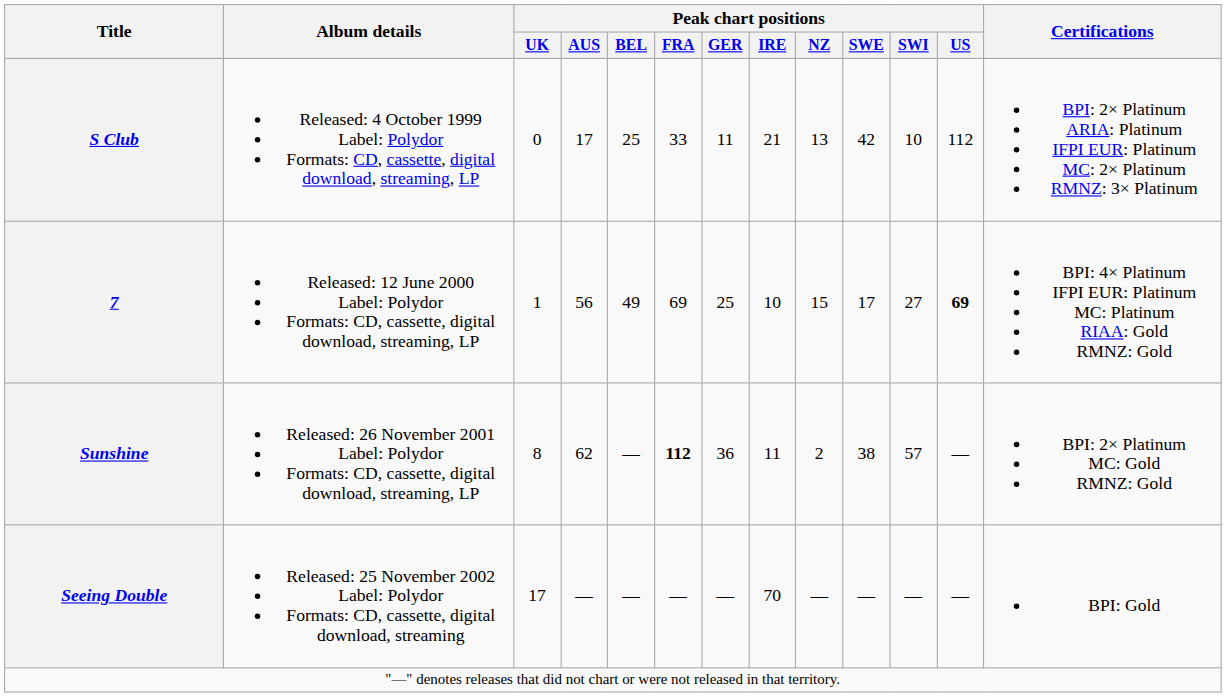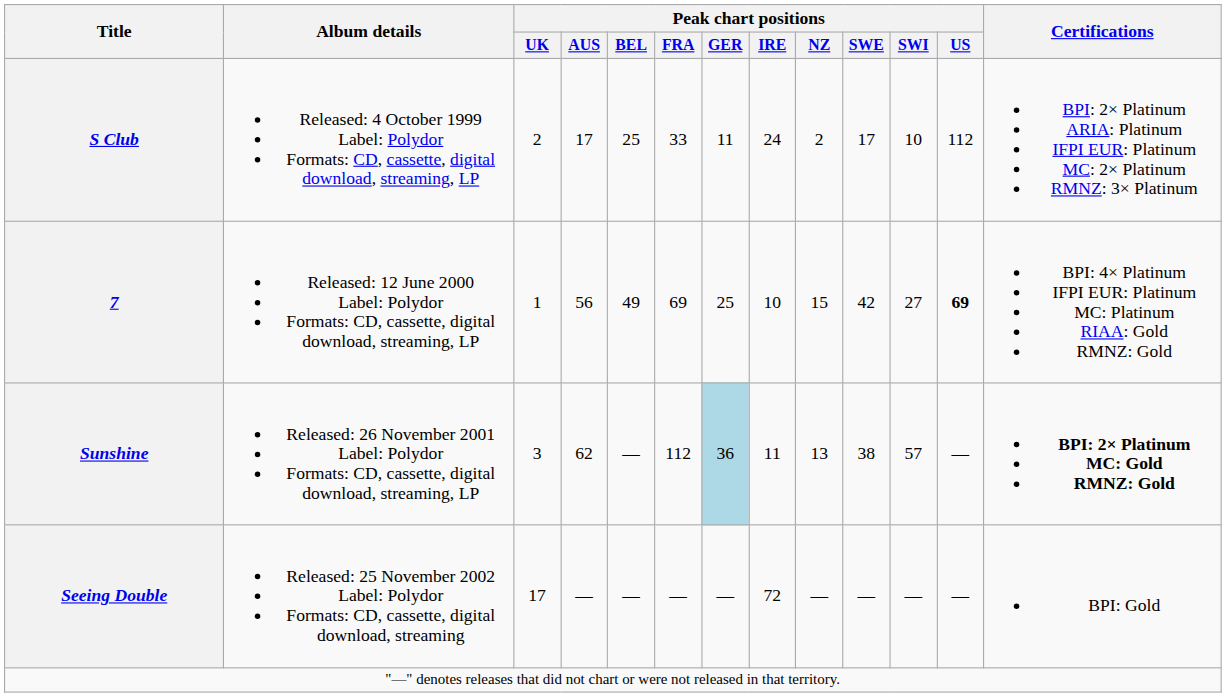(537, 139) 0 -> (537, 139) 2
(772, 139) 21 -> (772, 139) 24
(819, 139) 13 -> (819, 139) 2
(866, 139) 42 -> (866, 139) 17
(866, 301) 17 -> (866, 301) 42
(537, 453) 8 -> (537, 453) 3
(678, 453) bold -> (678, 453) normal
(725, 453) no background -> (725, 453) lightblue background
(819, 453) 2 -> (819, 453) 13
(1102, 464) normal -> (1102, 464) bold
(772, 596) 70 -> (772, 596) 72
